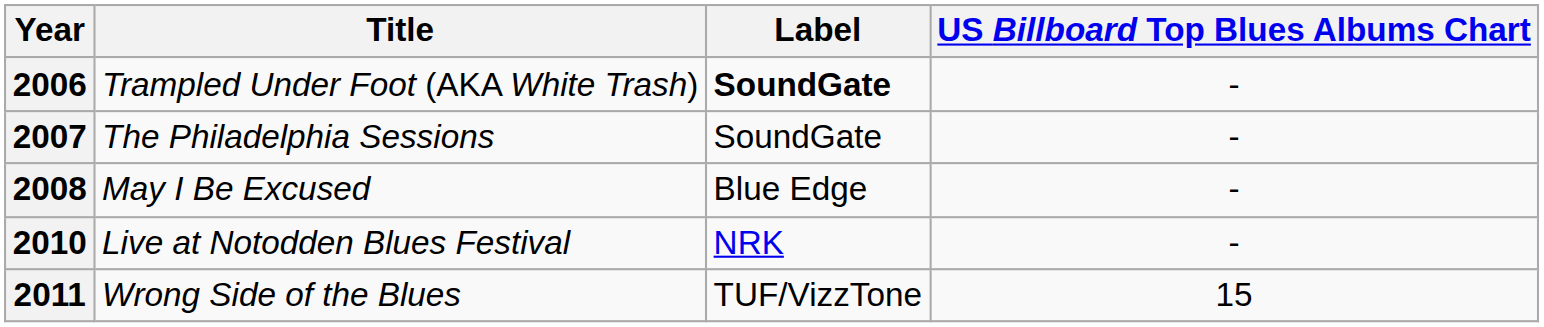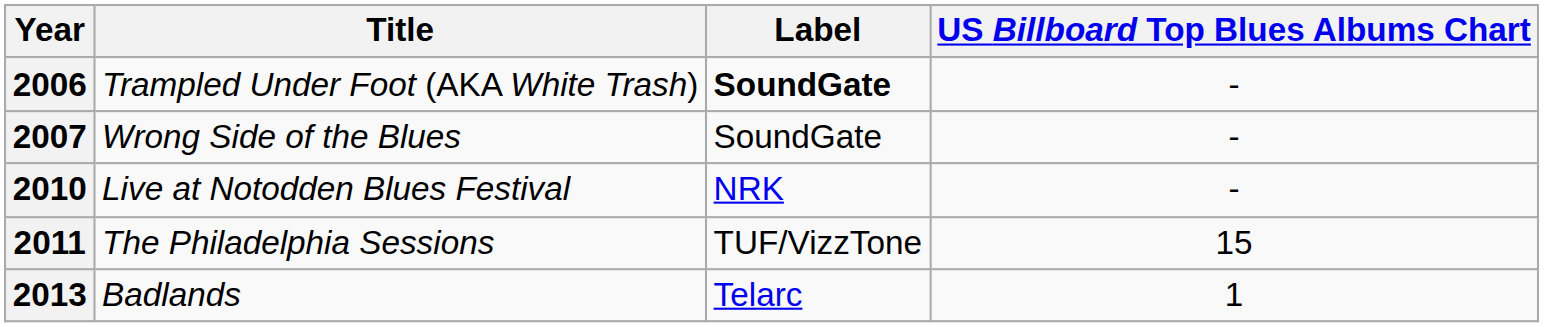(298, 136) The Philadelphia Sessions -> (282, 136) Wrong Side of the Blues
- row: (50, 189)
(282, 294) Wrong Side of the Blues -> (298, 242) The Philadelphia Sessions
+ row: (50, 294)
